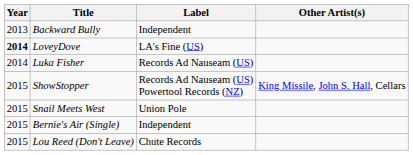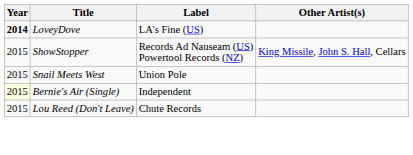- row: (66, 29)
- row: (58, 63)
(17, 125) no background -> (17, 91) lightyellow background
